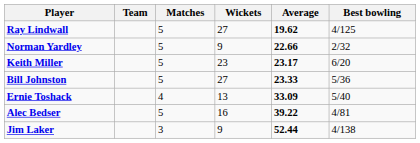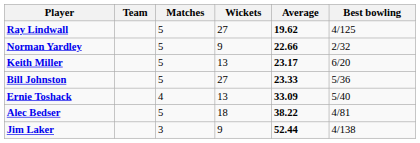(223, 63) 23 -> (223, 63) 13
(223, 113) 16 -> (223, 113) 18
(286, 113) 39.22 -> (286, 113) 38.22
